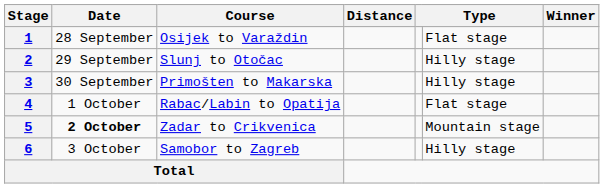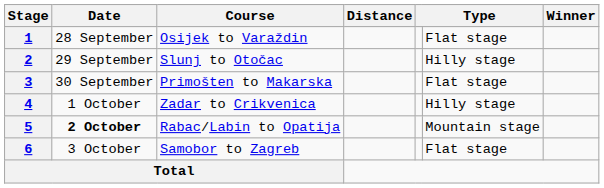(470, 82) Hilly stage -> (466, 82) Flat stage
(250, 105) Rabac/Labin to Opatija -> (238, 105) Zadar to Crikvenica
(466, 105) Flat stage -> (470, 105) Hilly stage
(238, 127) Zadar to Crikvenica -> (250, 127) Rabac/Labin to Opatija
(470, 149) Hilly stage -> (466, 149) Flat stage
